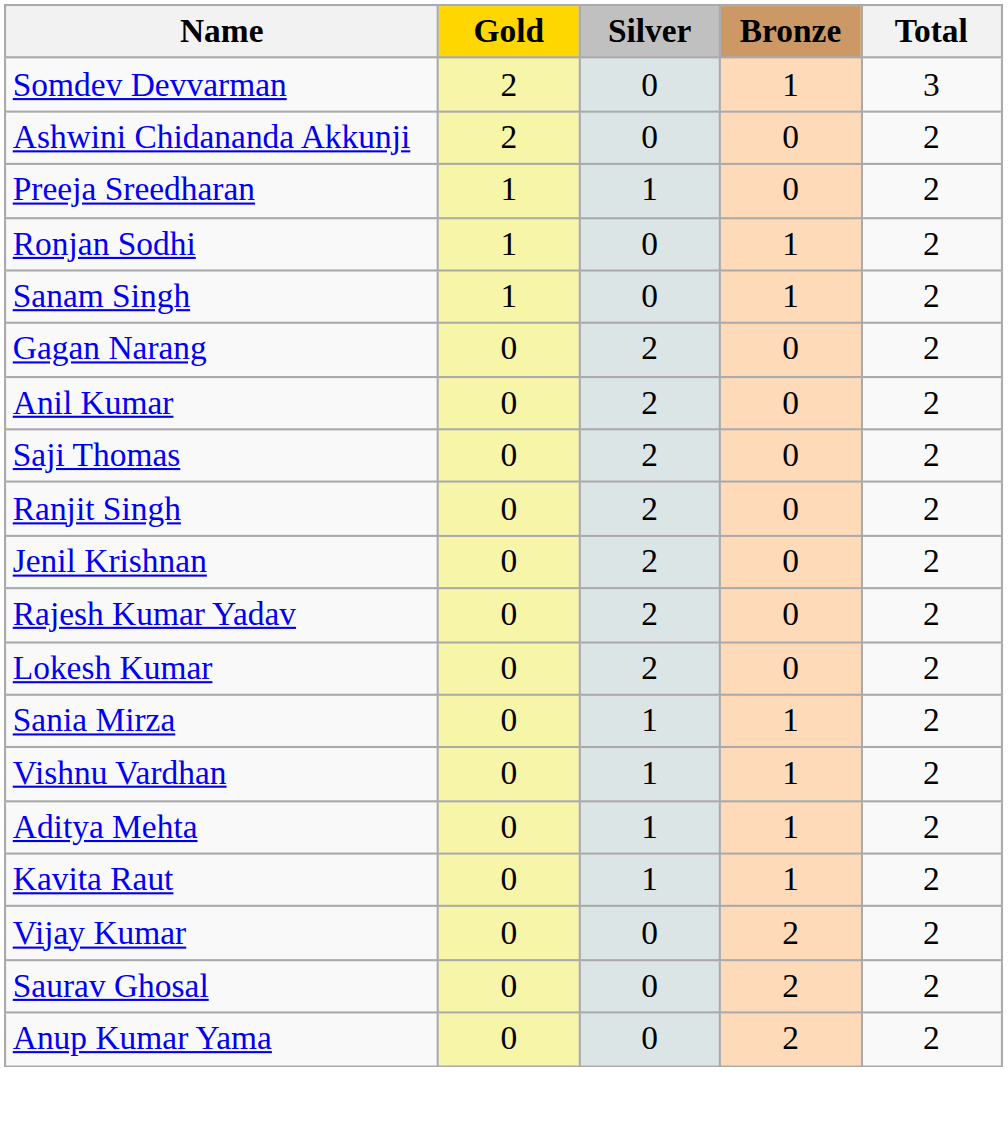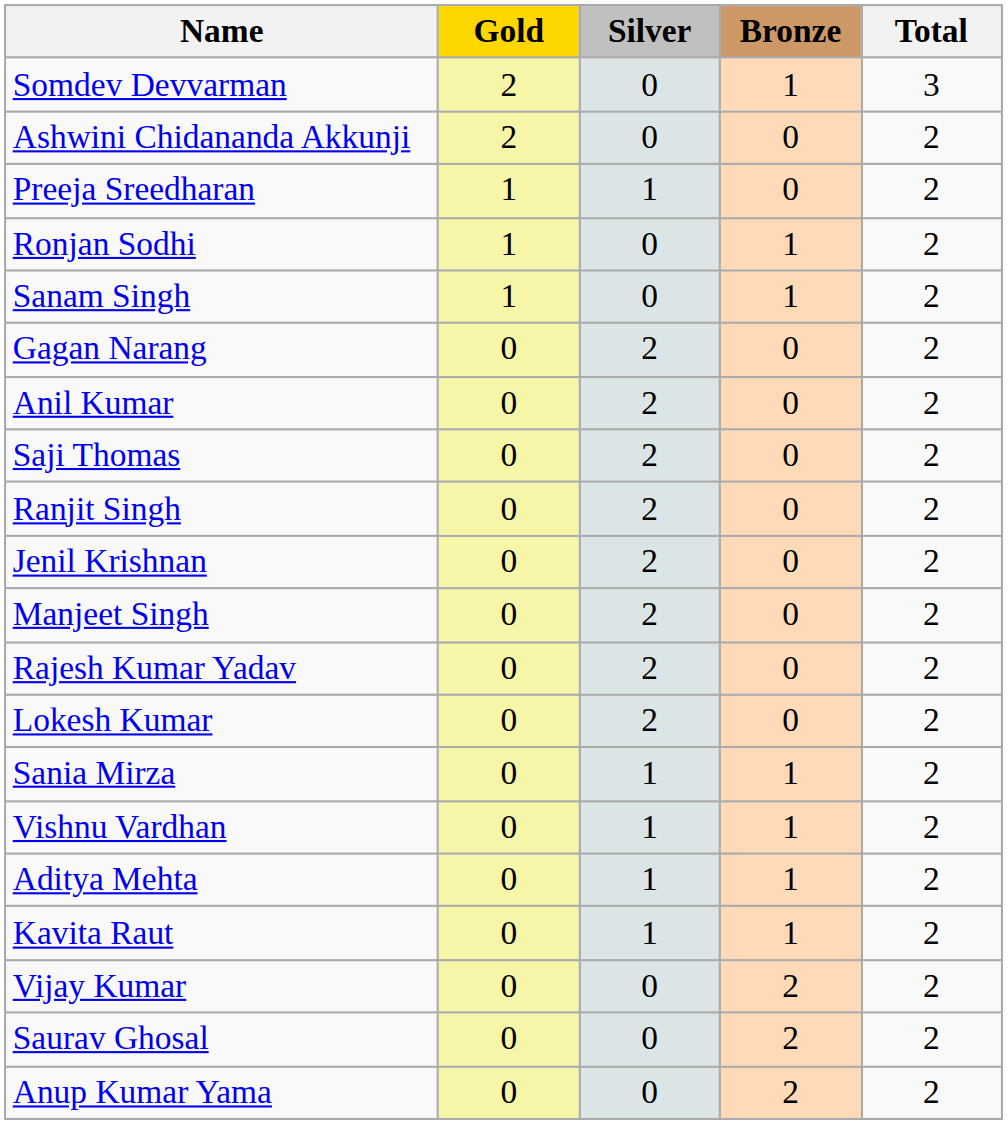+ row: (111, 614)
